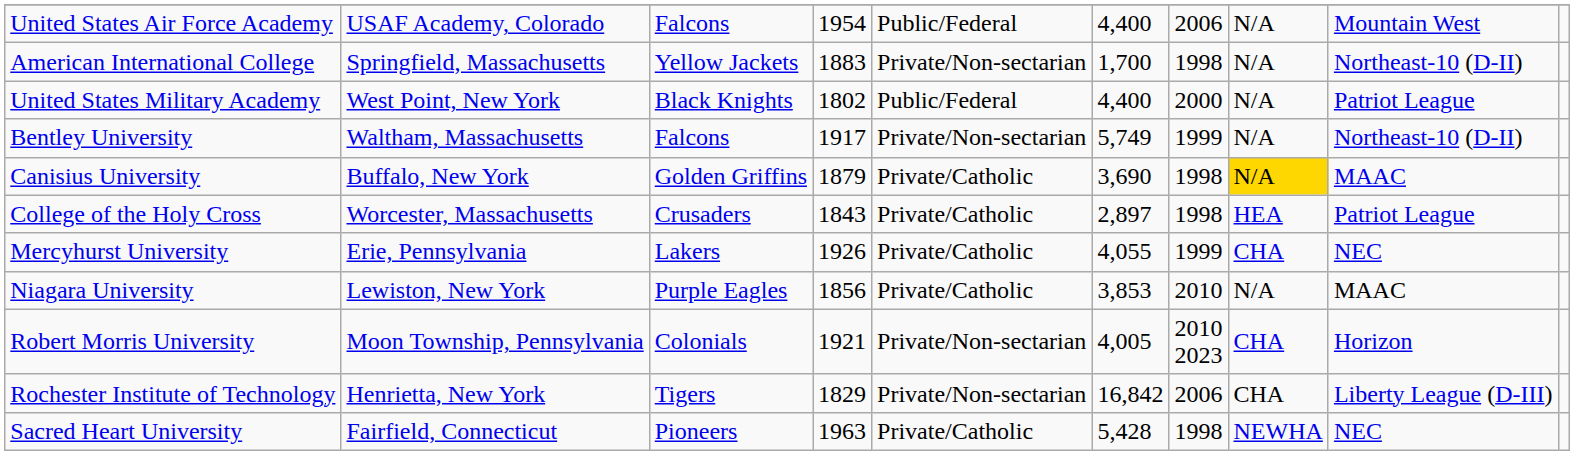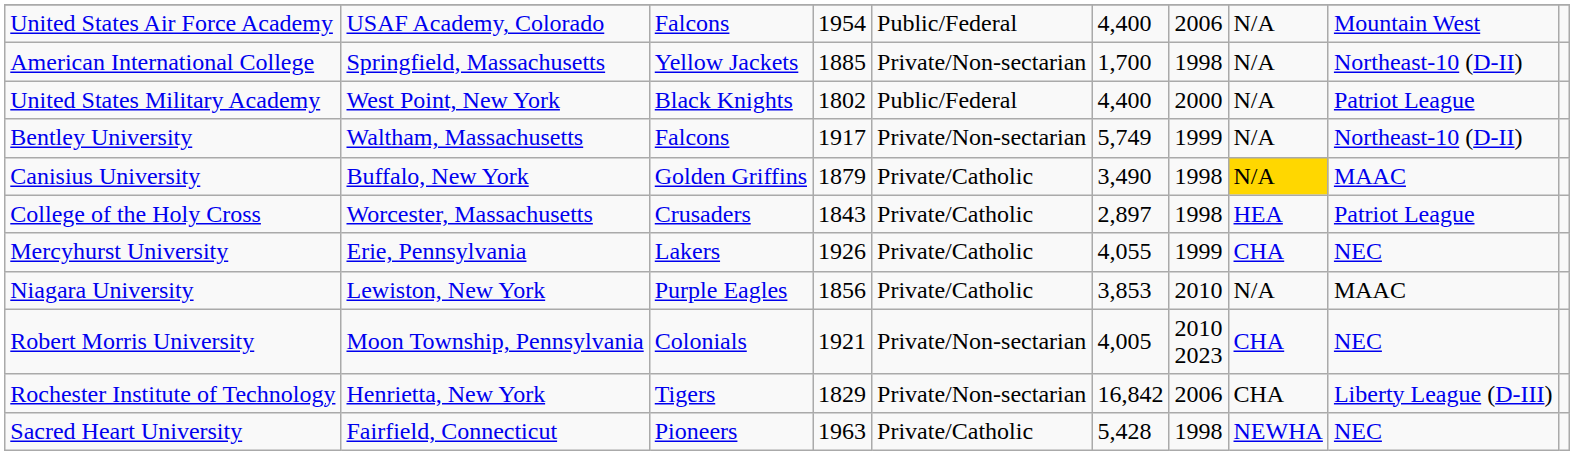(842, 61) 1883 -> (842, 61) 1885
(1124, 175) 3,690 -> (1124, 175) 3,490
(1373, 341) Horizon -> (1358, 341) NEC
